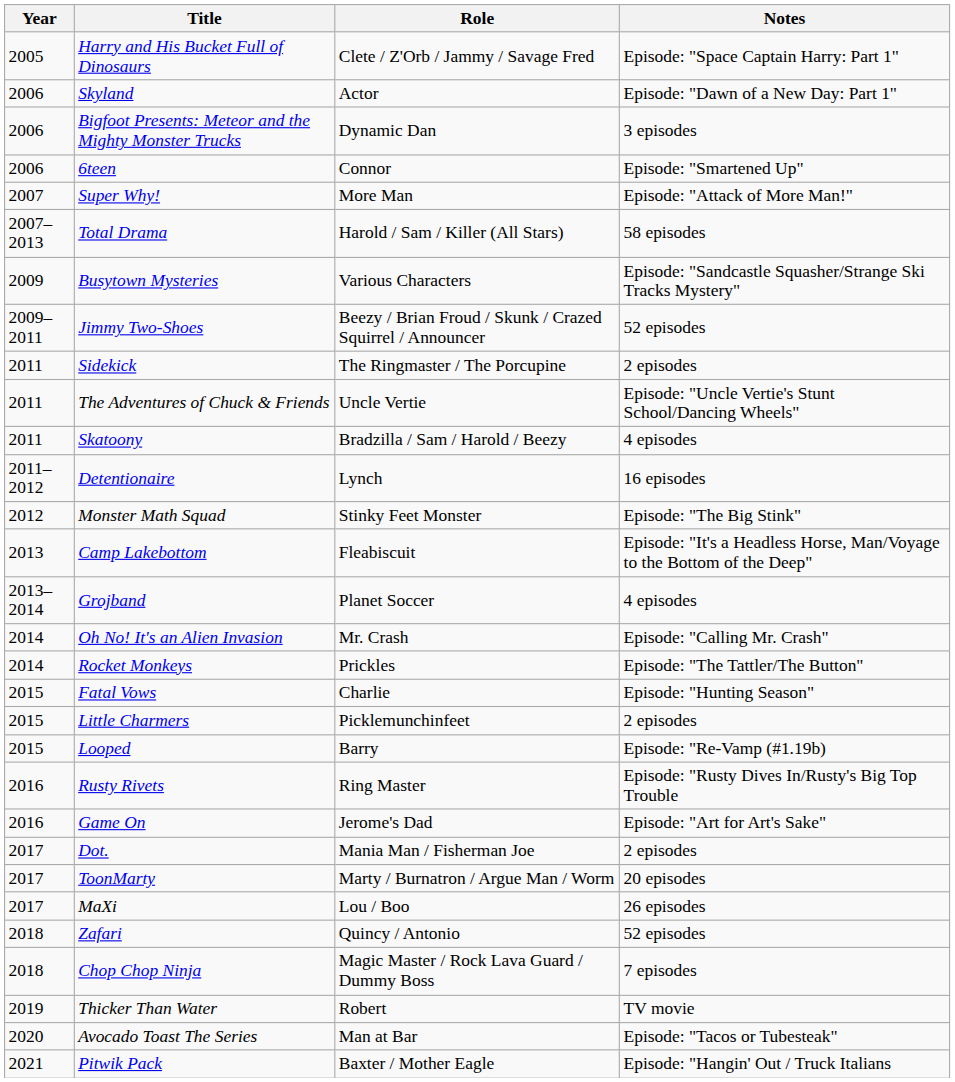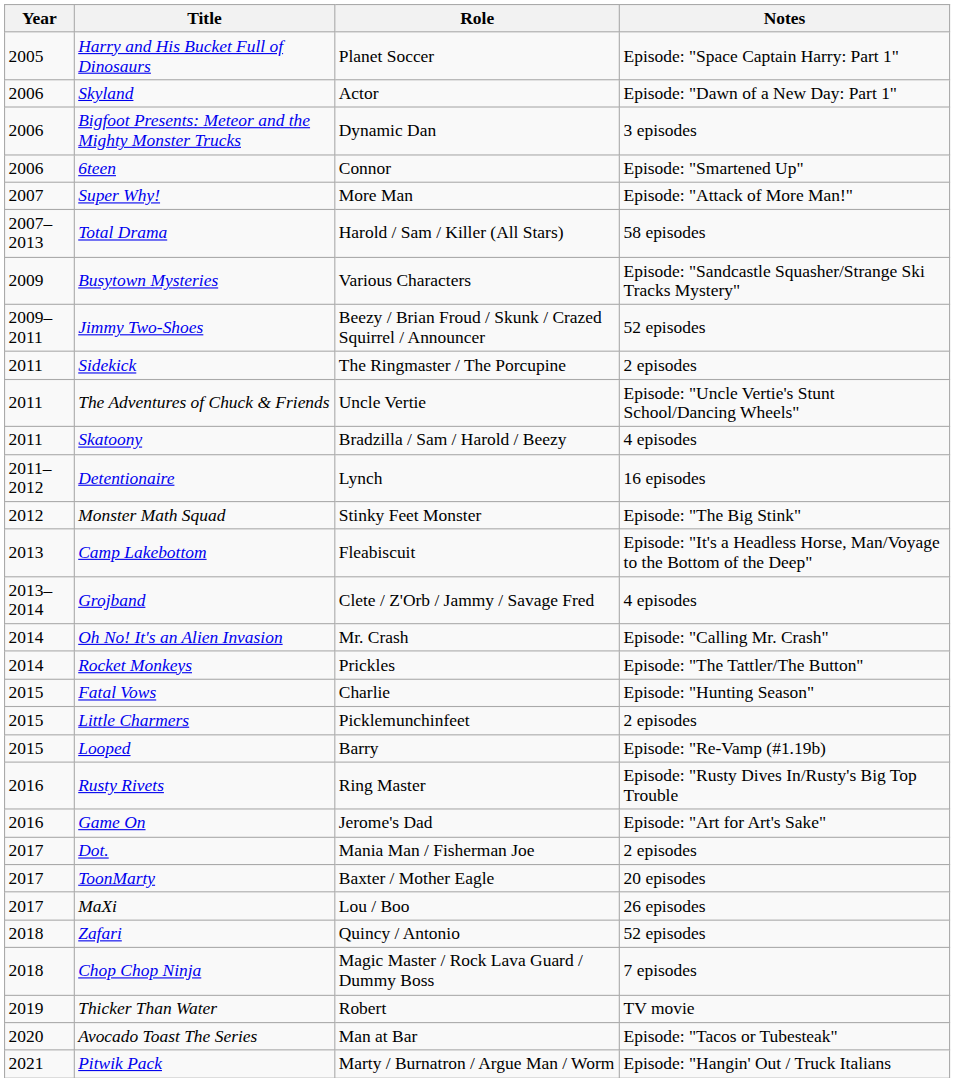(467, 55) Clete / Z'Orb / Jammy / Savage Fred -> (386, 55) Planet Soccer
(386, 599) Planet Soccer -> (467, 599) Clete / Z'Orb / Jammy / Savage Fred
(477, 878) Marty / Burnatron / Argue Man / Worm -> (416, 878) Baxter / Mother Eagle
(416, 1063) Baxter / Mother Eagle -> (477, 1063) Marty / Burnatron / Argue Man / Worm
